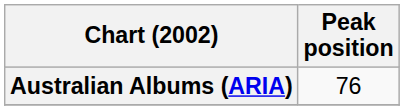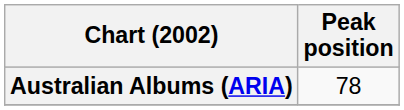(349, 85) 76 -> (349, 85) 78
